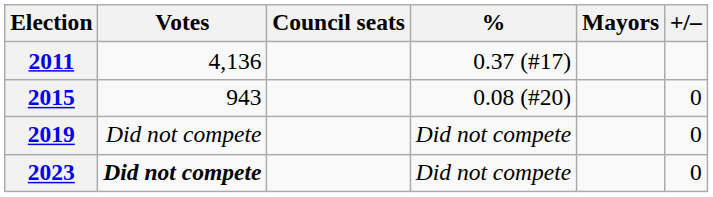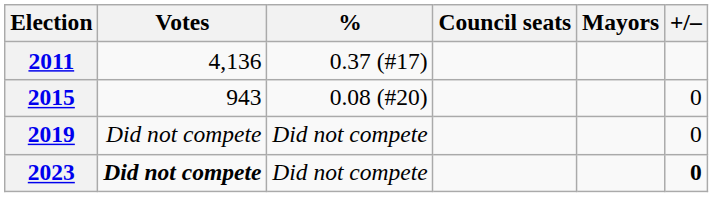columns swapped: (493, 23) <-> (339, 23)
(696, 172) normal -> (696, 172) bold
